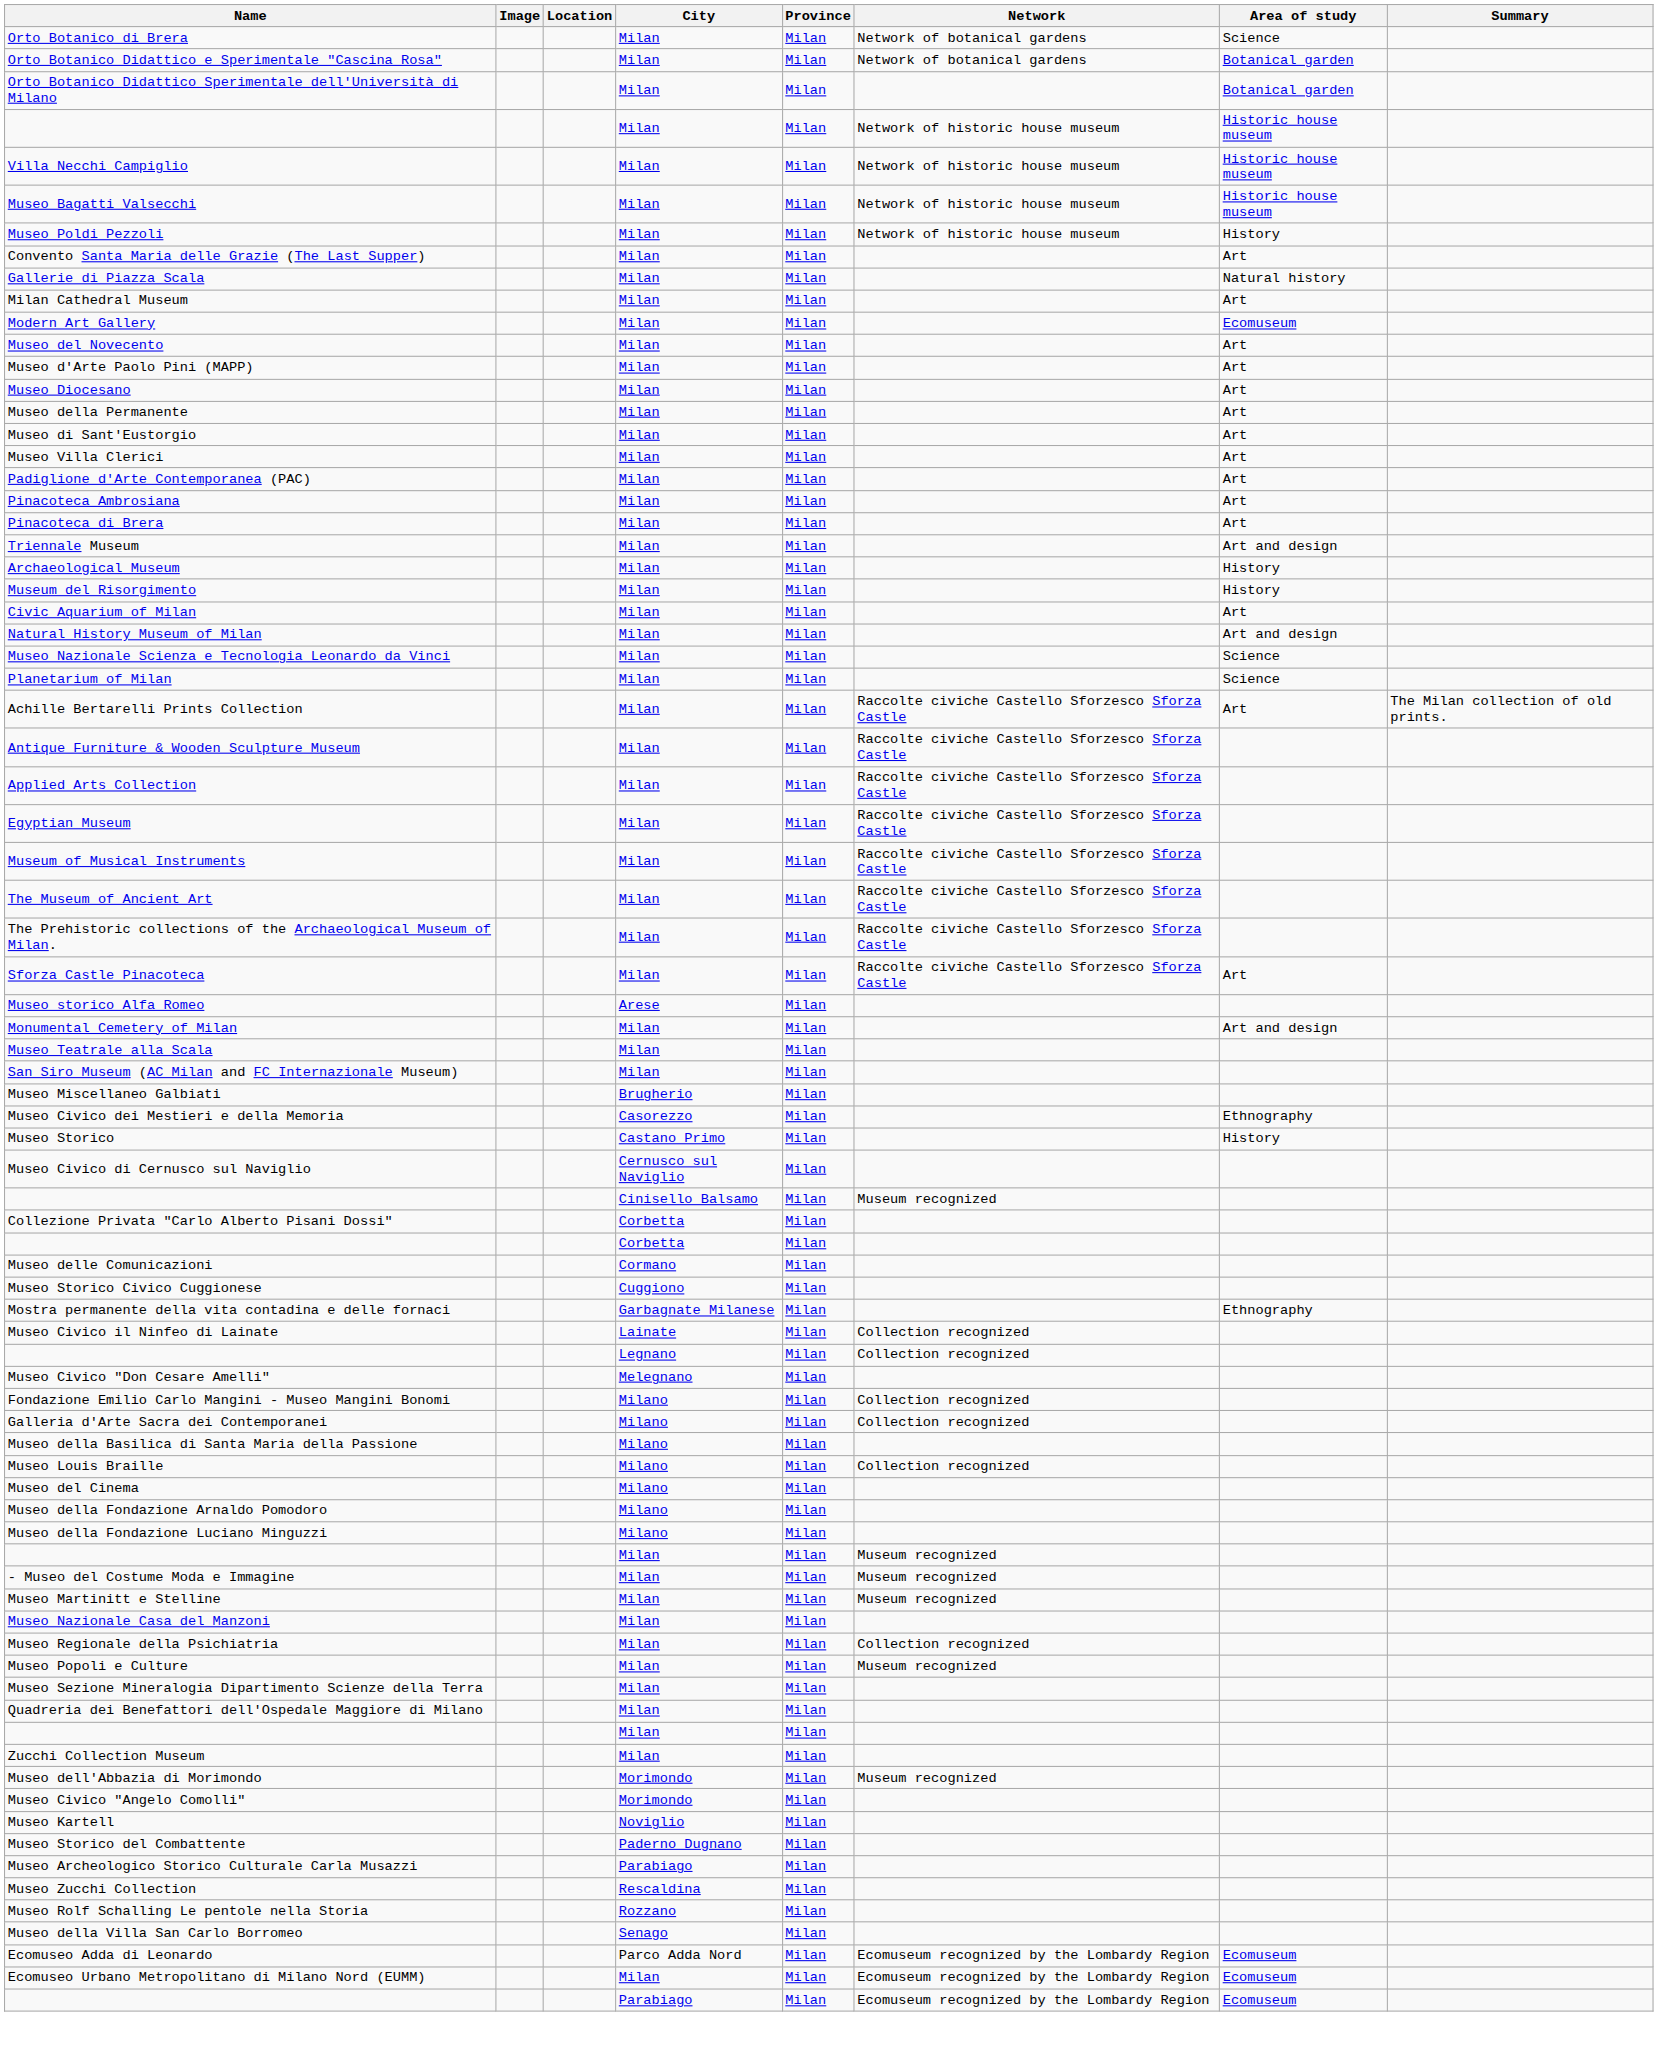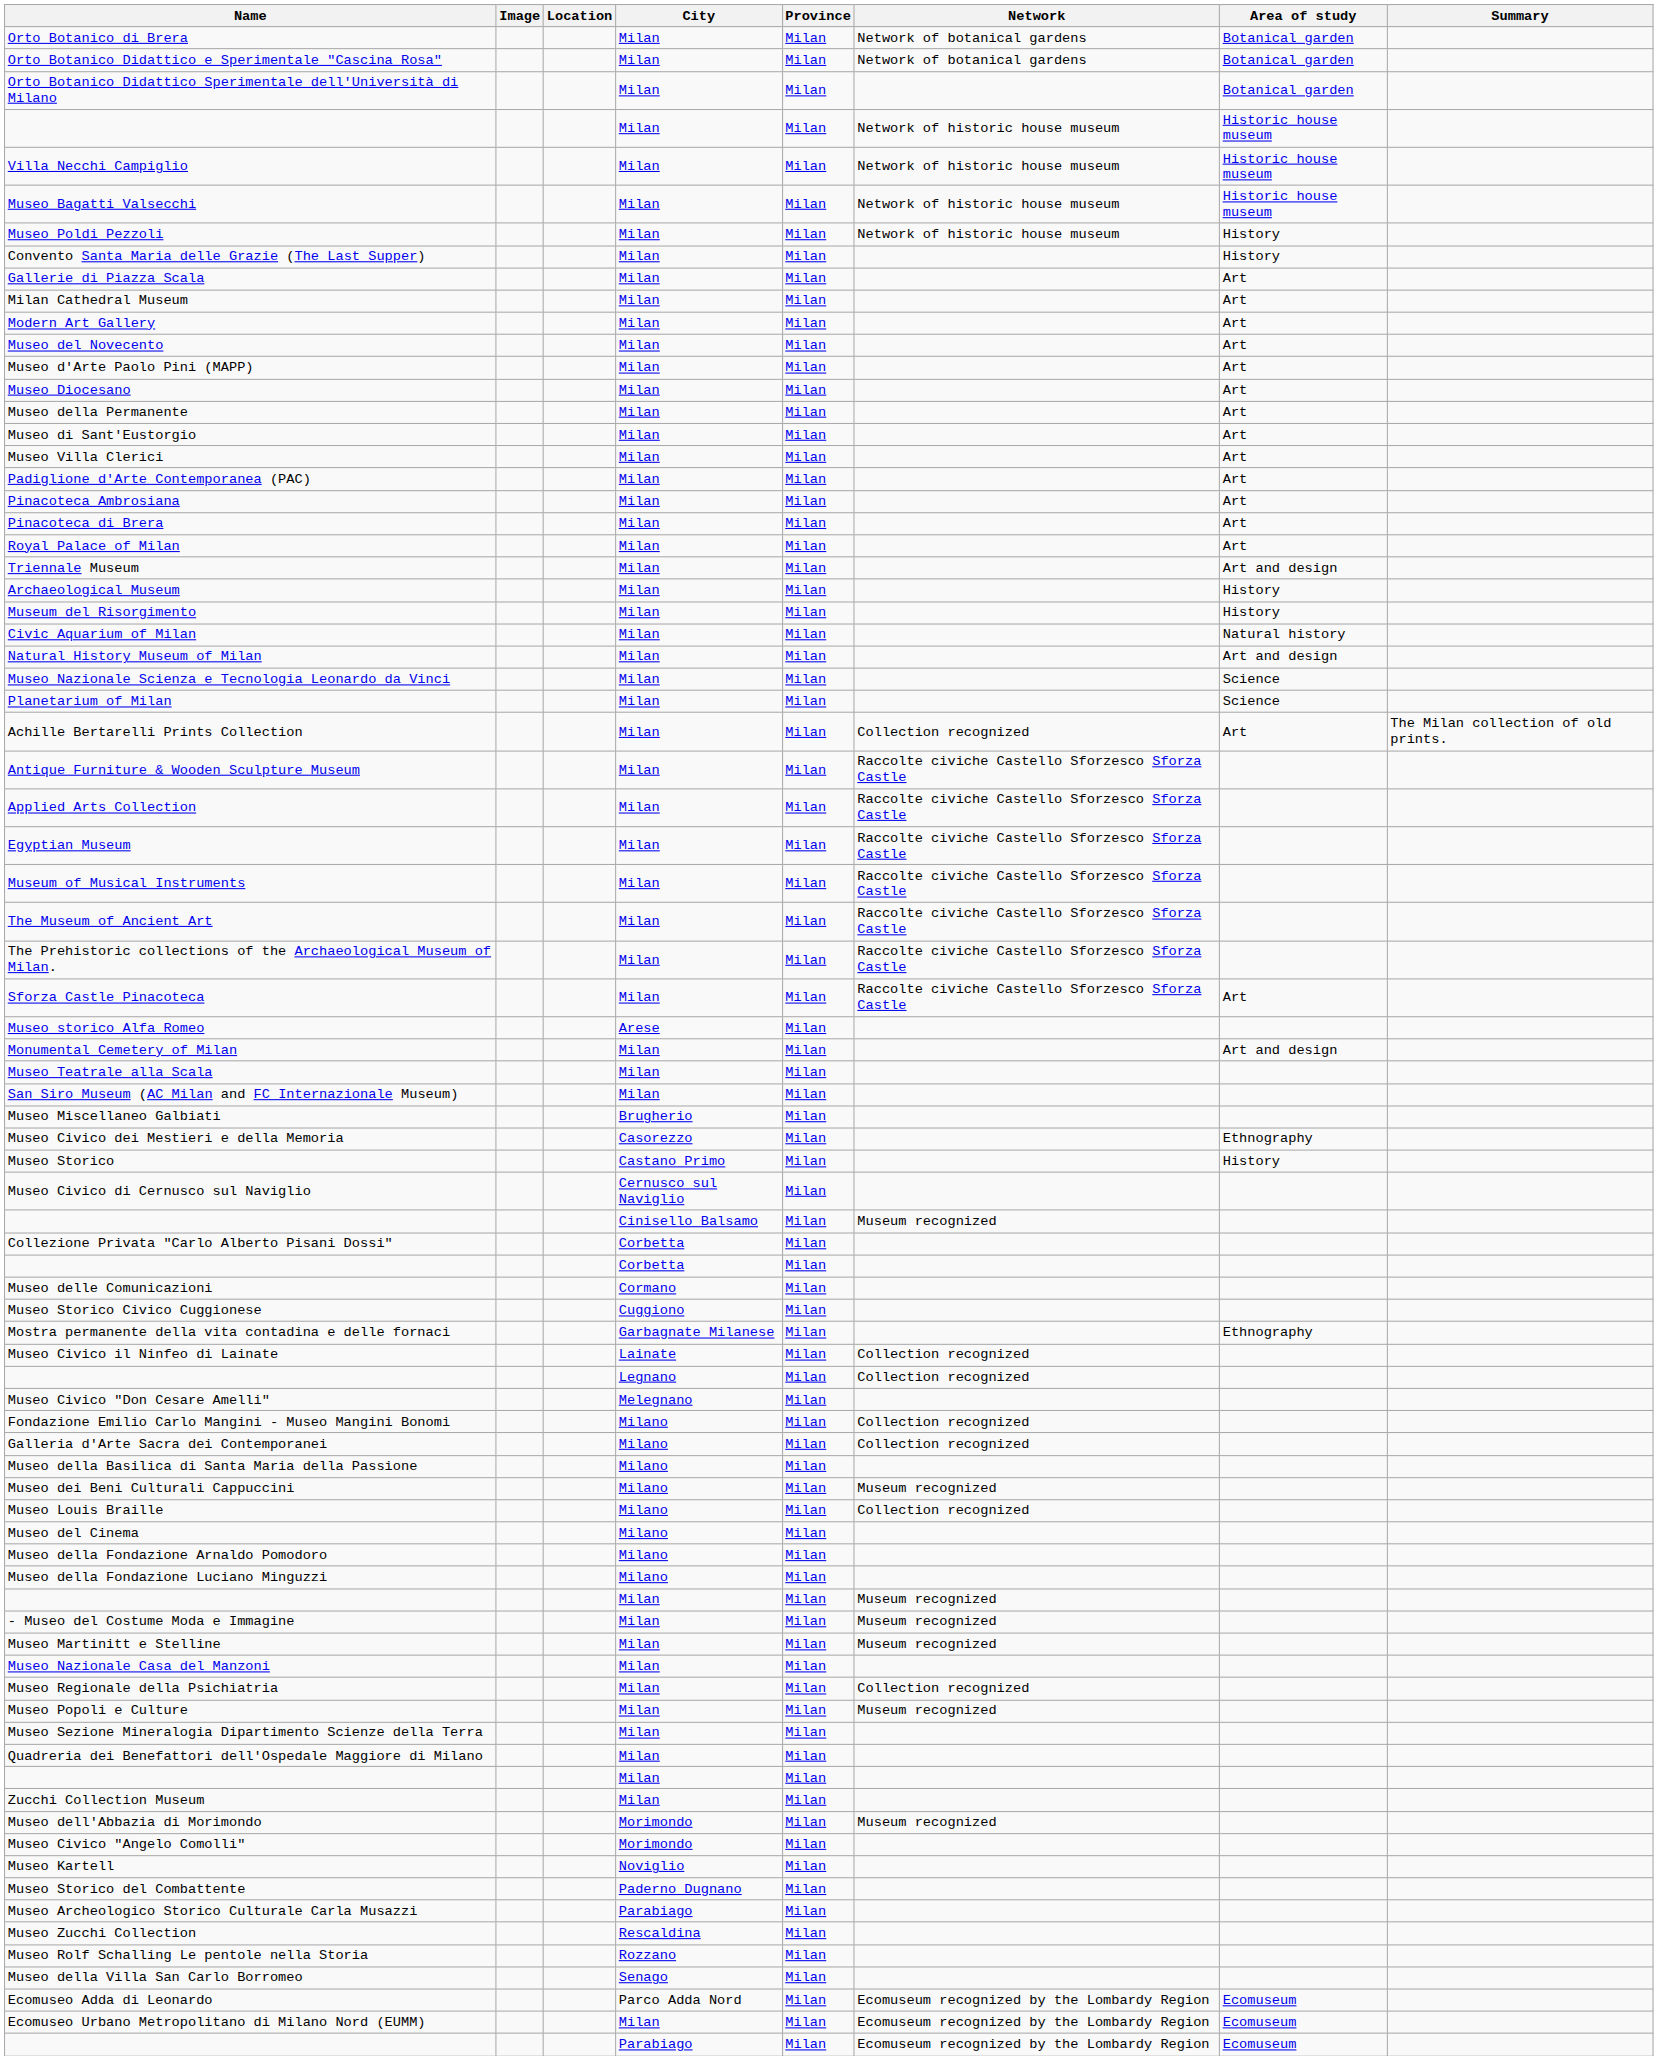(1251, 38) Science -> (1288, 38) Botanical garden
(1235, 257) Art -> (1251, 257) History
(1284, 279) Natural history -> (1235, 279) Art
(1260, 323) Ecomuseum -> (1235, 323) Art
+ row: (94, 546)
(1235, 613) Art -> (1284, 635) Natural history
(1029, 709) Raccolte civiche Castello Sforzesco Sforza Castle -> (943, 732) Collection recognized
+ row: (151, 1488)
